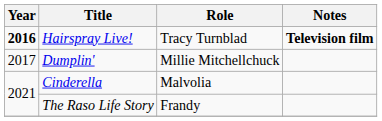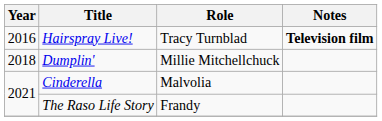(22, 37) bold -> (22, 37) normal
(22, 60) 2017 -> (22, 60) 2018
